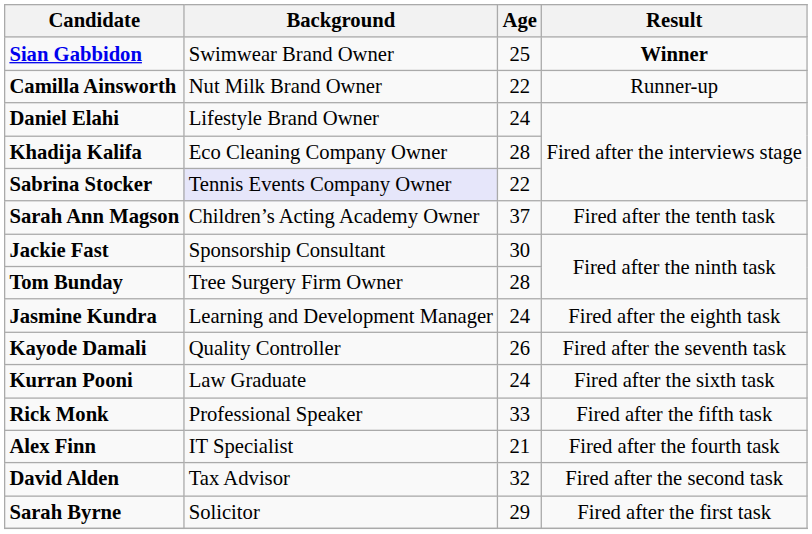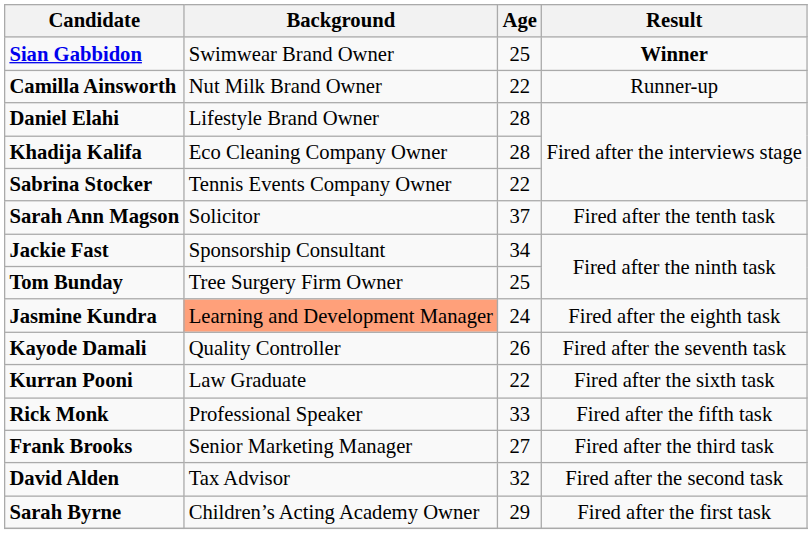(520, 119) 24 -> (520, 119) 28
(320, 184) lavender background -> (320, 184) no background
(334, 217) Children’s Acting Academy Owner -> (224, 217) Solicitor
(520, 250) 30 -> (520, 250) 34
(520, 282) 28 -> (520, 282) 25
(341, 315) no background -> (341, 315) lightsalmon background
(520, 380) 24 -> (520, 380) 22
- row: (53, 446)
+ row: (71, 446)
(224, 511) Solicitor -> (334, 511) Children’s Acting Academy Owner
